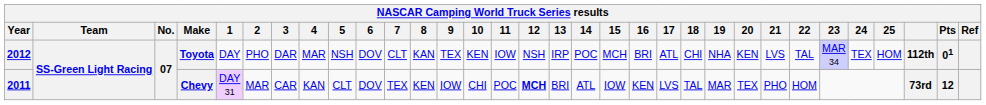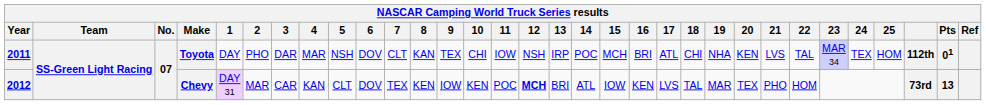(19, 55) 2012 -> (19, 55) 2011
(477, 55) KEN -> (477, 55) CHI
(19, 85) 2011 -> (19, 85) 2012
(477, 85) CHI -> (477, 85) KEN
(948, 85) 12 -> (948, 85) 13
